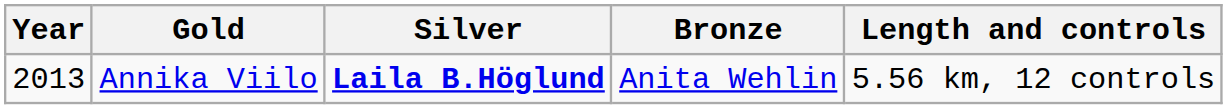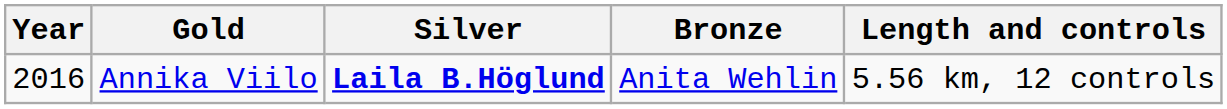(49, 79) 2013 -> (49, 79) 2016
